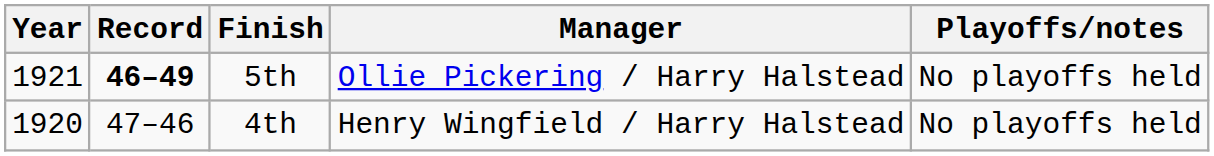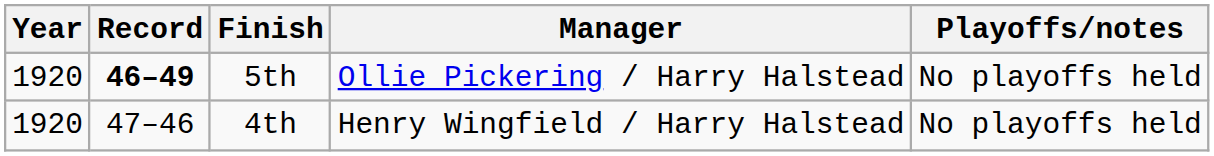(48, 77) 1921 -> (48, 77) 1920
